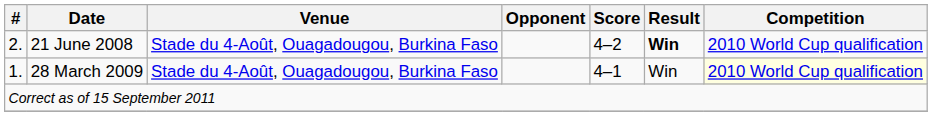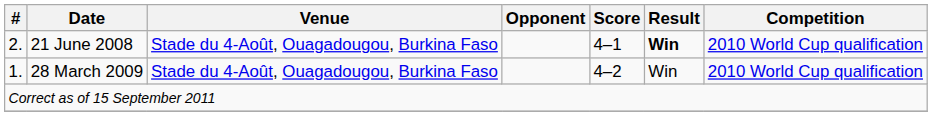(607, 44) 4–2 -> (607, 44) 4–1
(607, 71) 4–1 -> (607, 71) 4–2
(815, 71) lightyellow background -> (815, 71) no background
